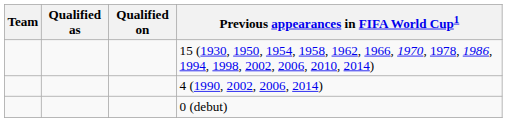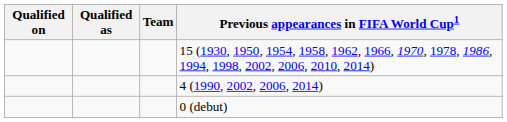columns swapped: (23, 22) <-> (142, 22)
